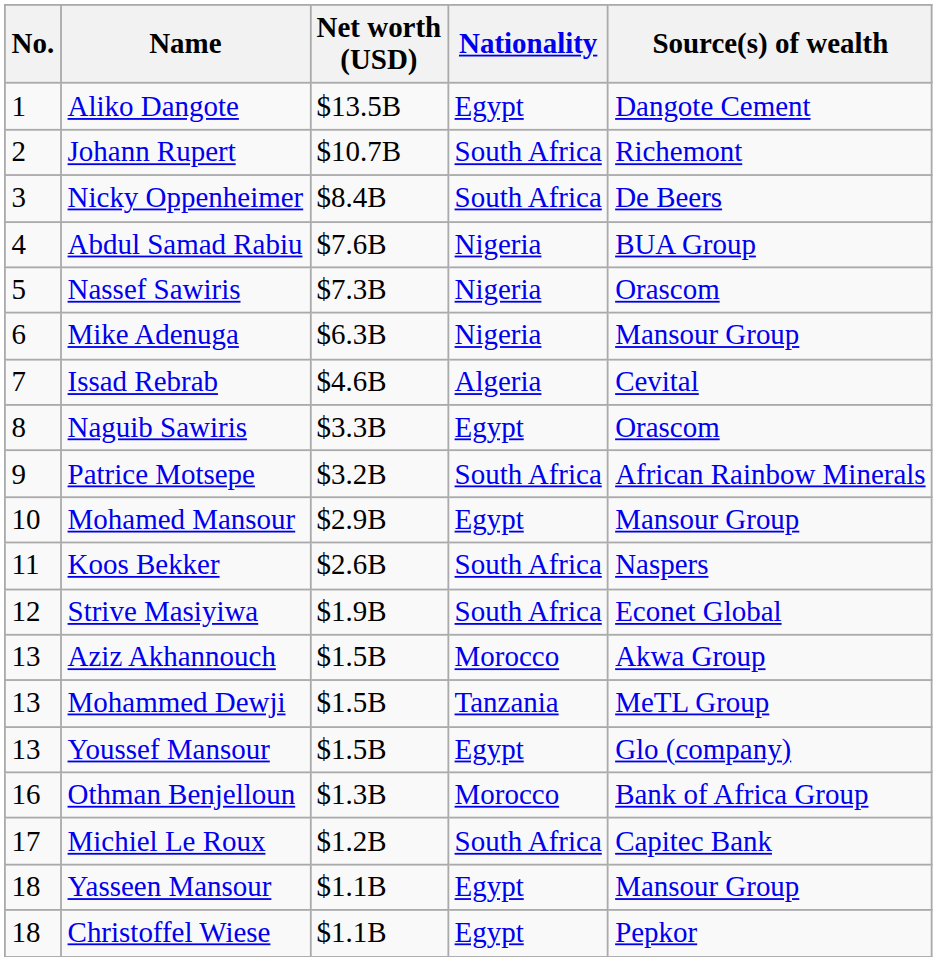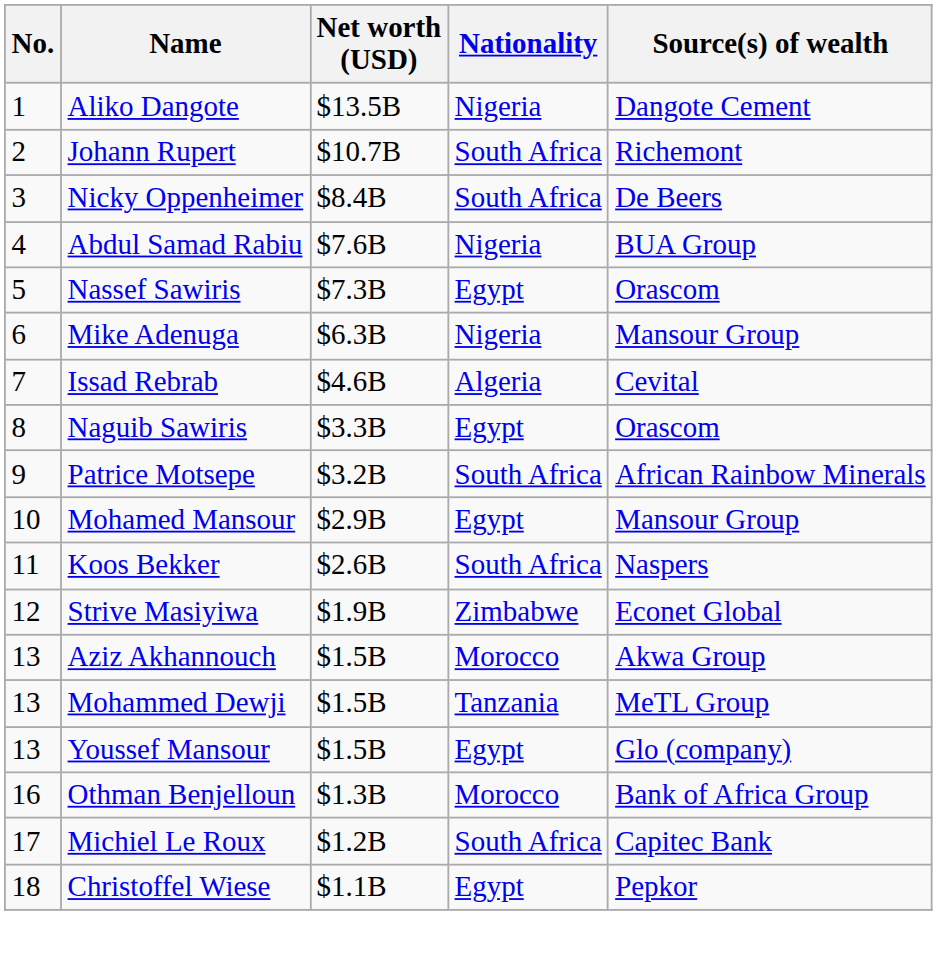(489, 105) Egypt -> (498, 105) Nigeria
(498, 289) Nigeria -> (489, 289) Egypt
(528, 611) South Africa -> (516, 611) Zimbabwe
- row: (169, 886)
